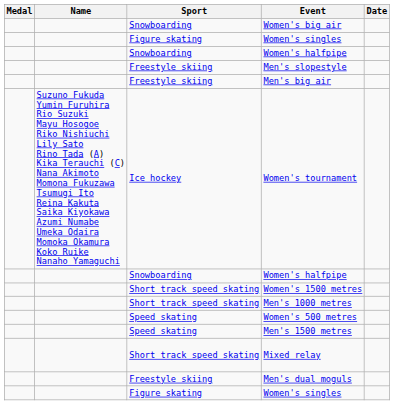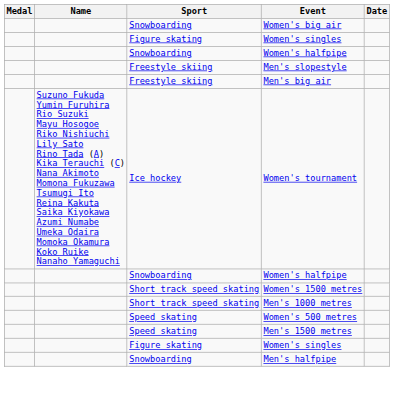- row: (194, 356)
- row: (171, 379)
+ row: (160, 360)
